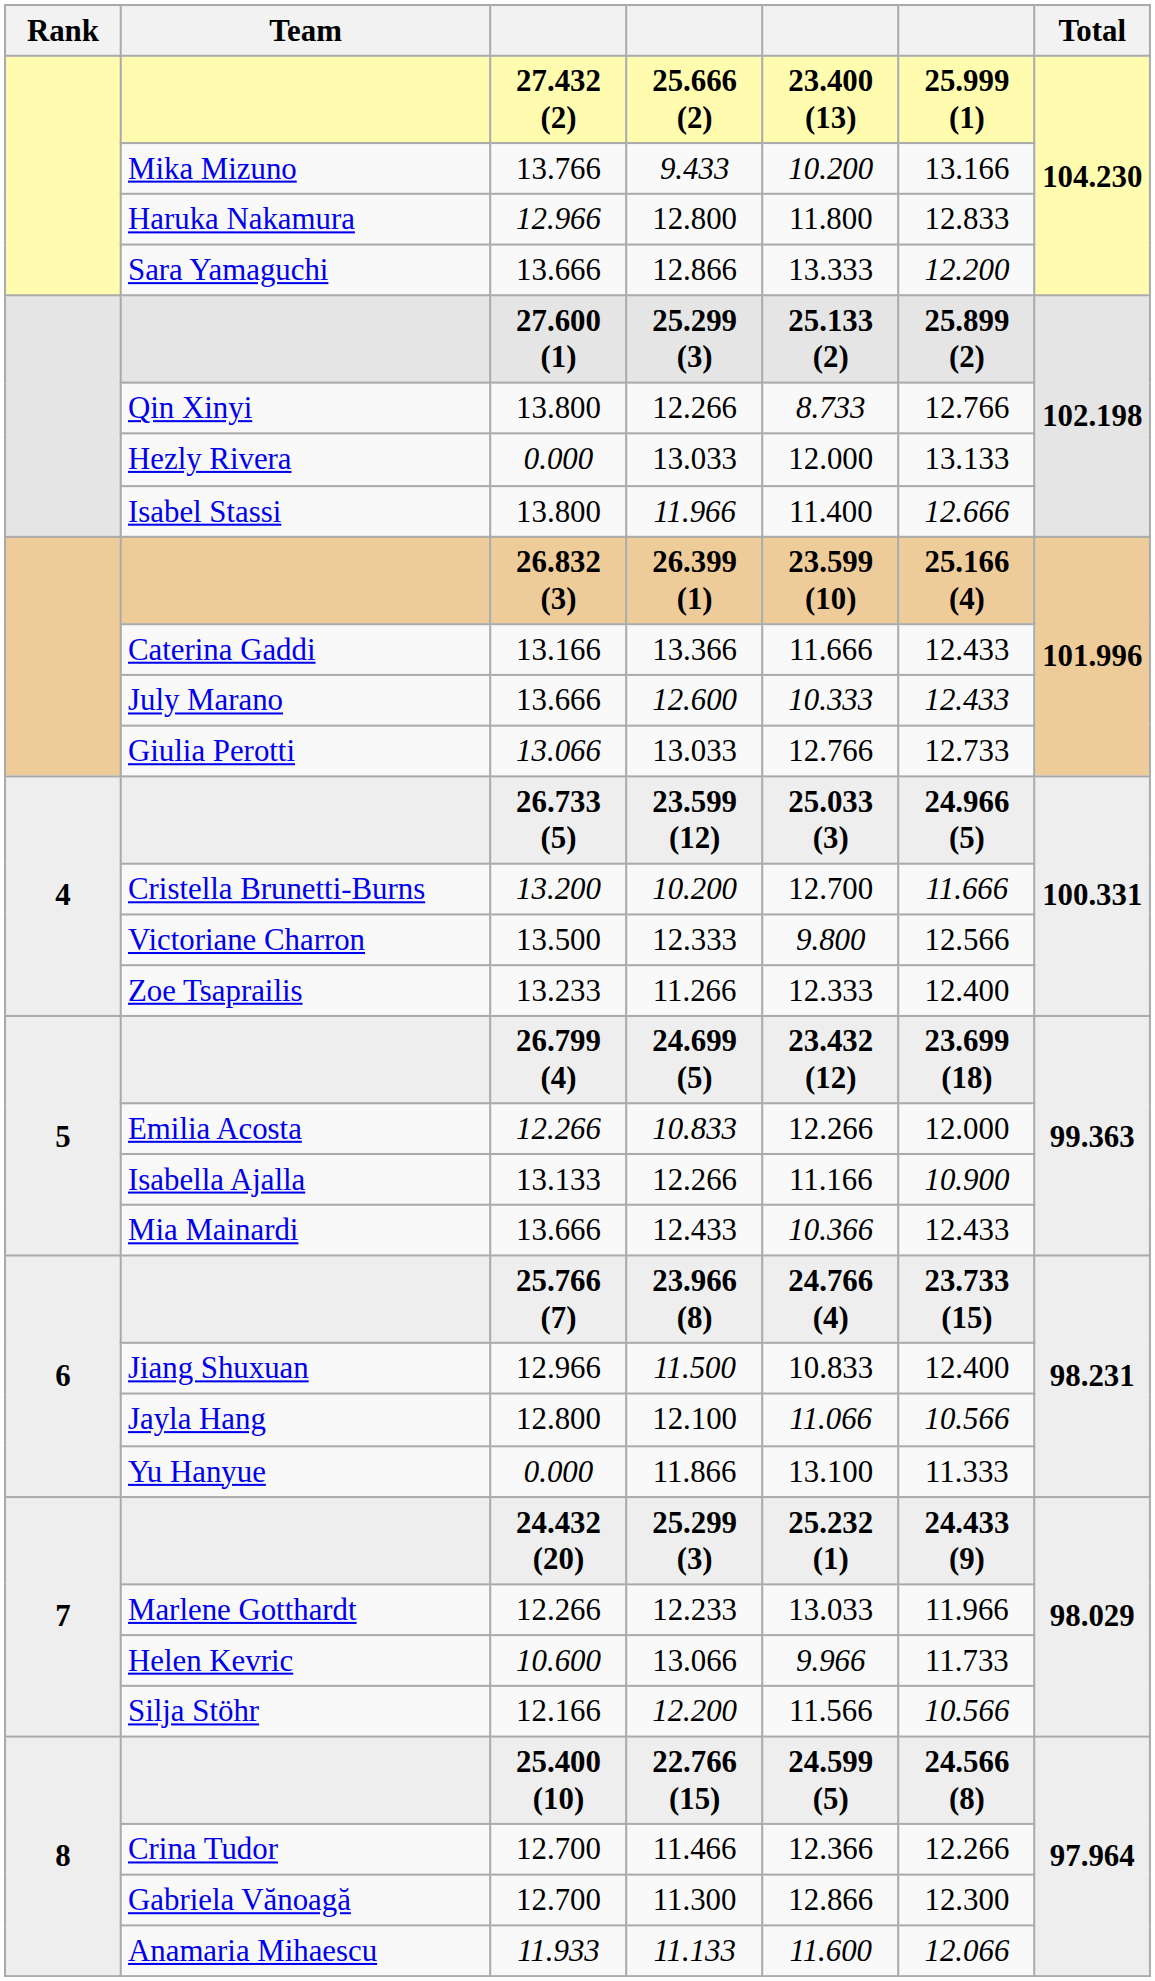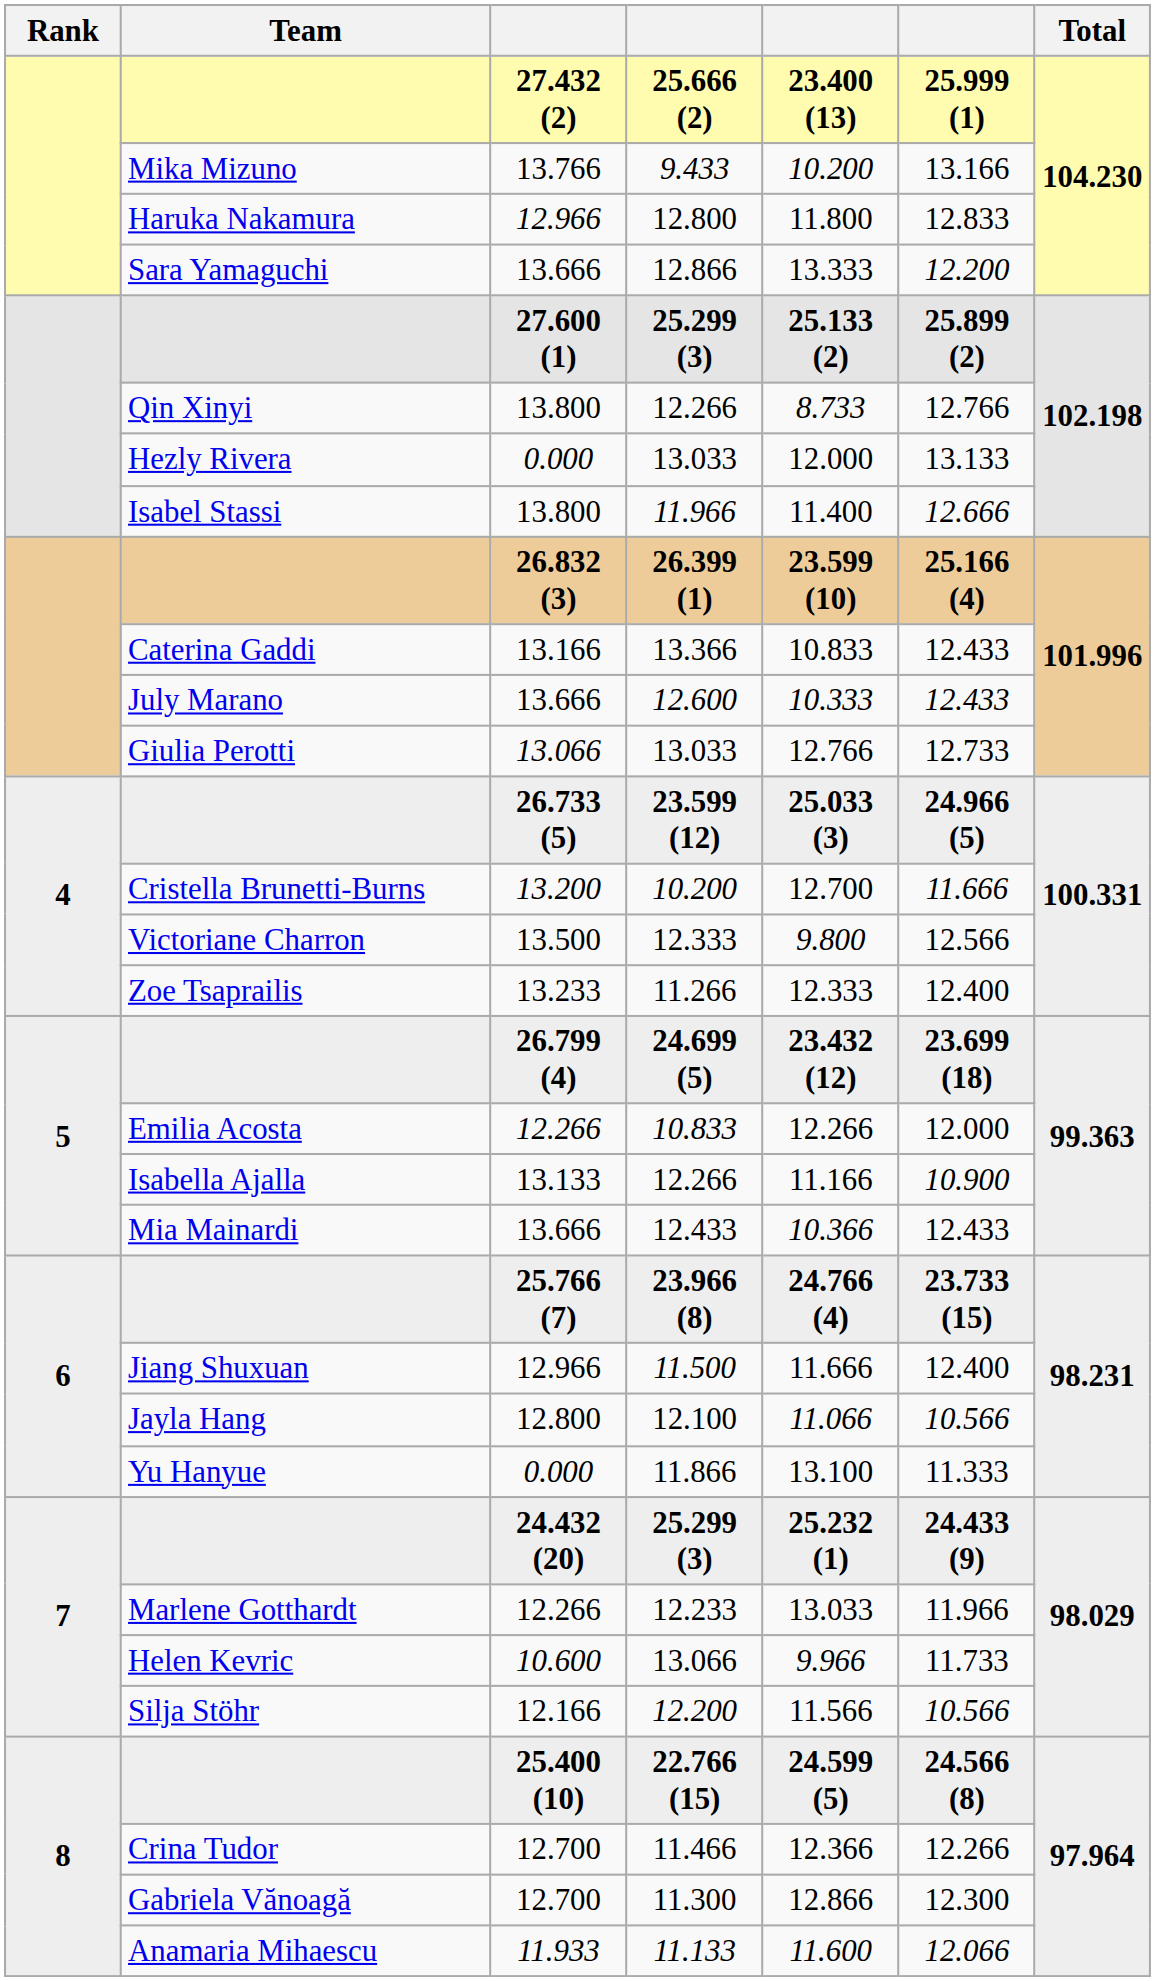(831, 648) 11.666 -> (831, 648) 10.833
(831, 1368) 10.833 -> (831, 1368) 11.666
